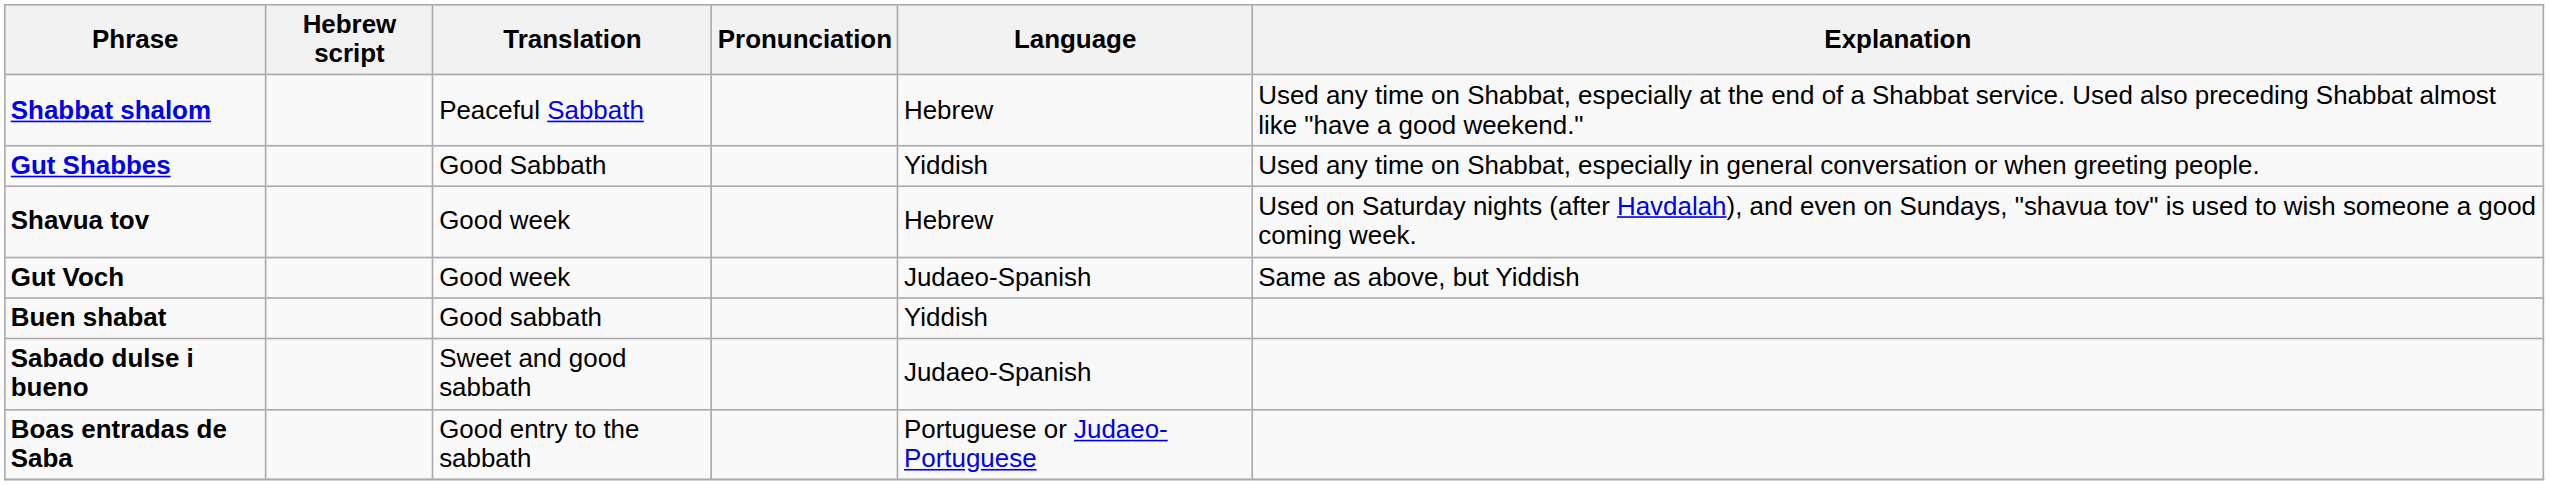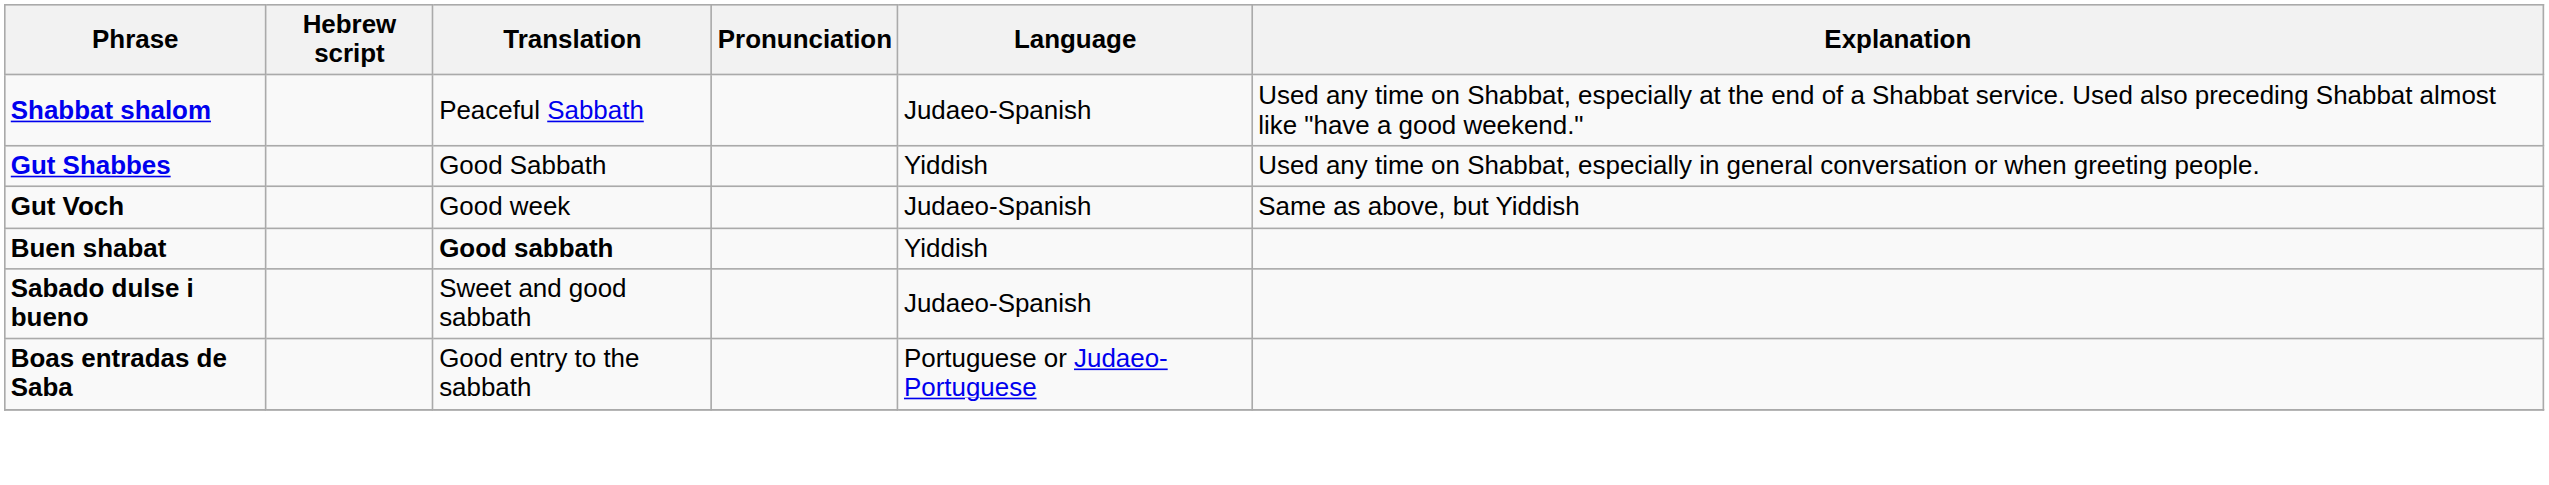(949, 109) Hebrew -> (998, 109) Judaeo-Spanish
- row: (80, 221)
(521, 318) normal -> (526, 247) bold
